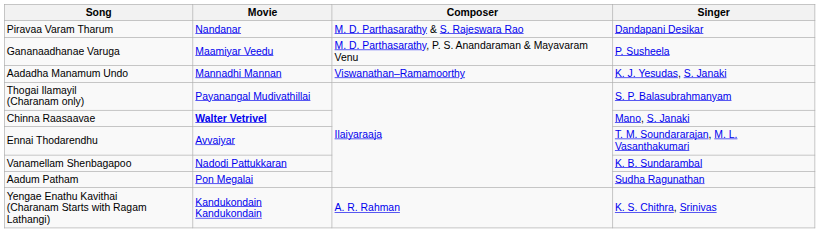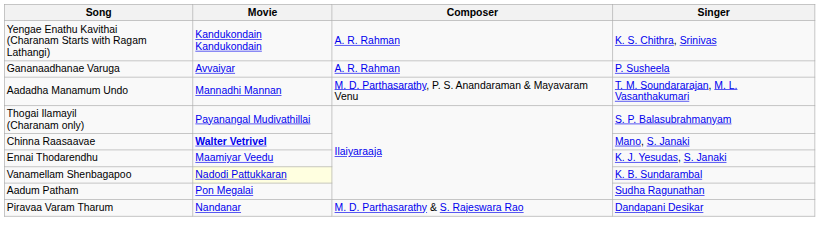rows swapped: (60, 29) <-> (77, 207)
(234, 51) Maamiyar Veedu -> (215, 69) Avvaiyar
(461, 51) M. D. Parthasarathy, P. S. Anandaraman & Mayavaram Venu -> (367, 69) A. R. Rahman
(400, 73) Viswanathan–Ramamoorthy -> (461, 91) M. D. Parthasarathy, P. S. Anandaraman & Mayavaram Venu
(671, 73) K. J. Yesudas, S. Janaki -> (676, 91) T. M. Soundararajan, M. L. Vasanthakumari
(215, 140) Avvaiyar -> (234, 158) Maamiyar Veedu
(676, 140) T. M. Soundararajan, M. L. Vasanthakumari -> (671, 158) K. J. Yesudas, S. Janaki
(241, 163) no background -> (241, 175) lightyellow background
